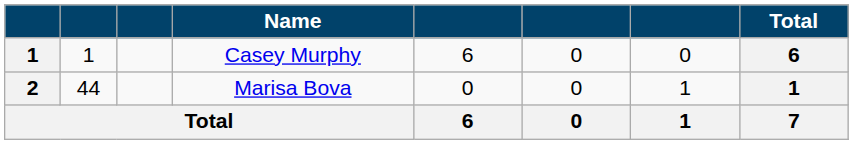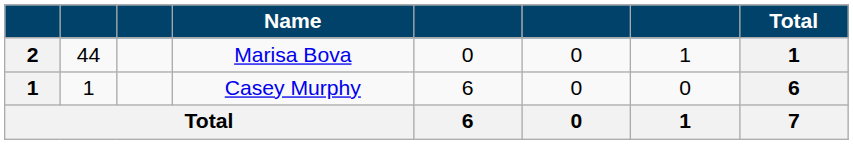rows swapped: (293, 54) <-> (293, 88)
